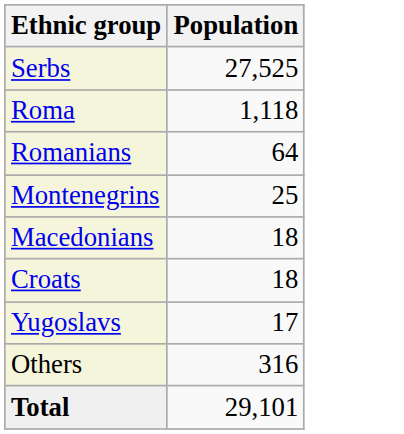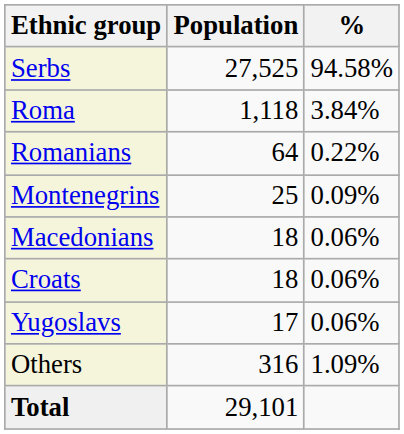+ column: (352, 25)
